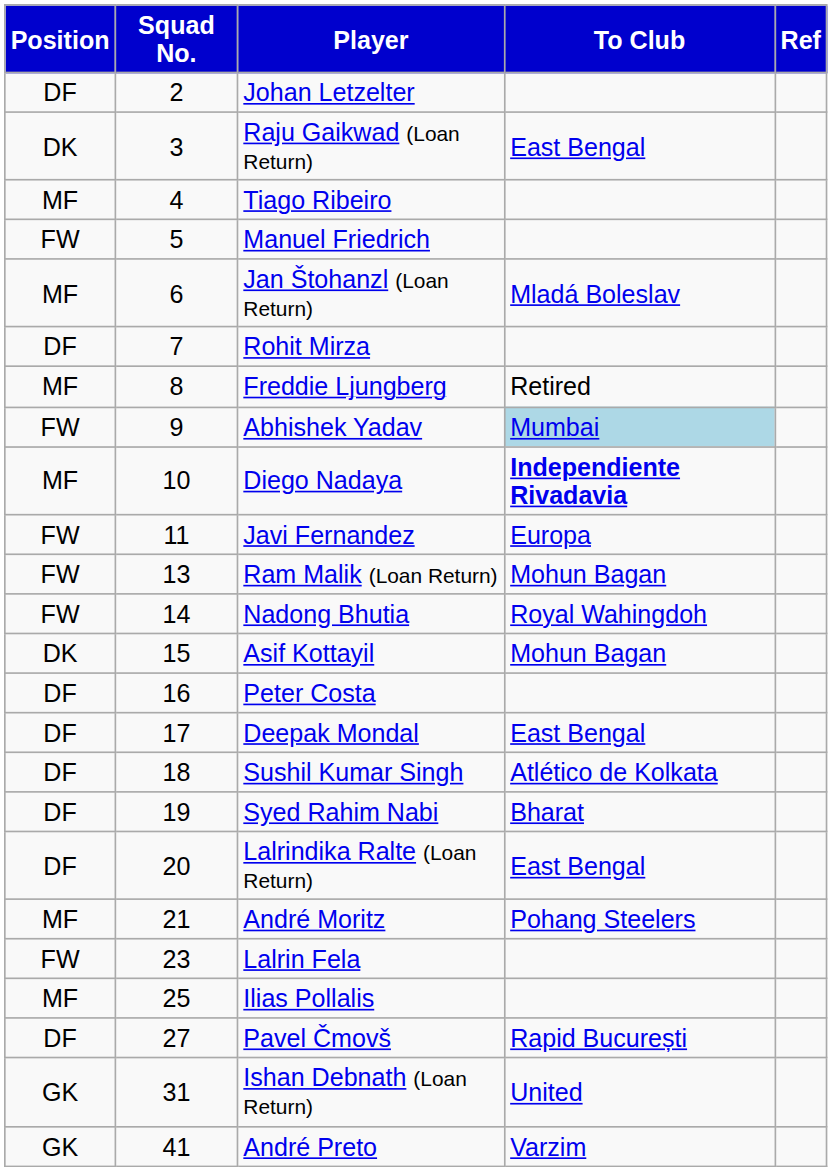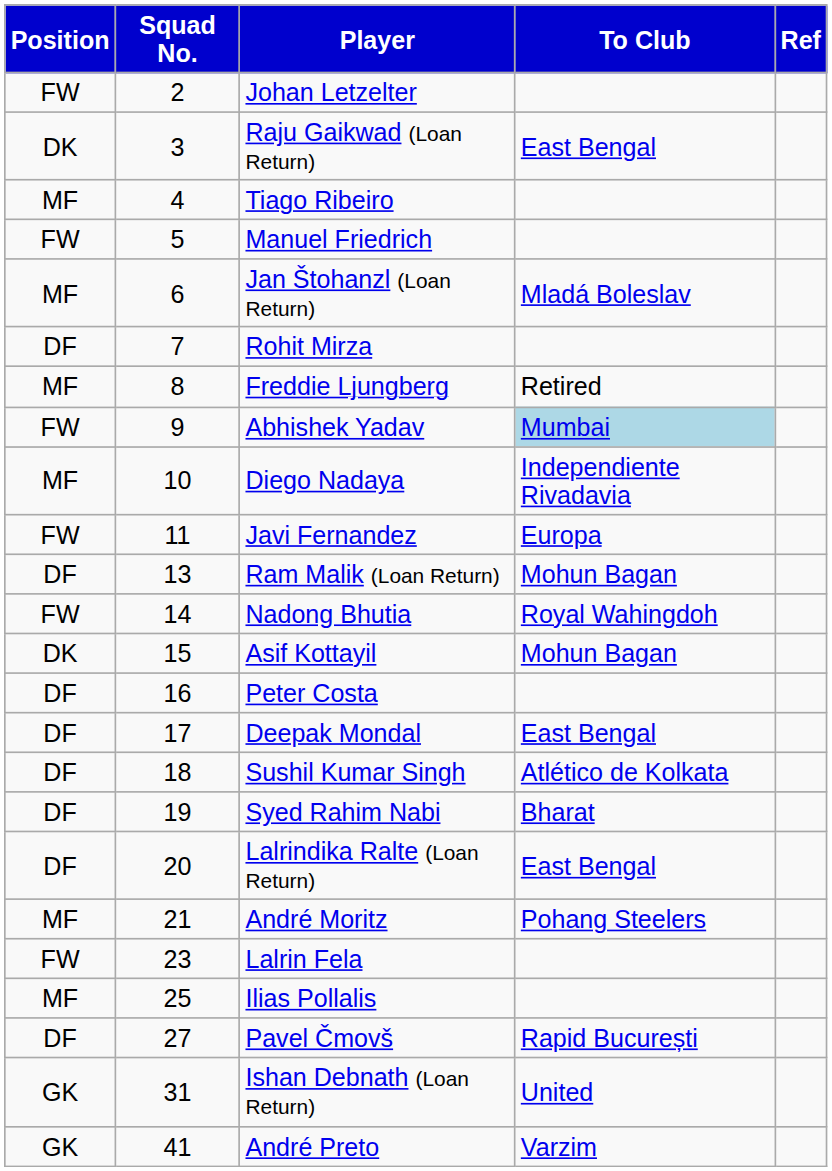(60, 93) DF -> (60, 93) FW
(595, 480) bold -> (600, 480) normal
(60, 574) FW -> (60, 574) DF
